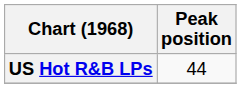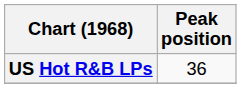(197, 68) 44 -> (197, 68) 36
